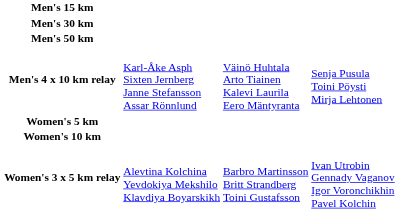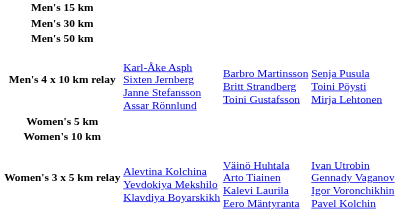(261, 86) Väinö Huhtala Arto Tiainen Kalevi Laurila Eero Mäntyranta -> (266, 86) Barbro Martinsson Britt Strandberg Toini Gustafsson
(266, 184) Barbro Martinsson Britt Strandberg Toini Gustafsson -> (261, 184) Väinö Huhtala Arto Tiainen Kalevi Laurila Eero Mäntyranta
